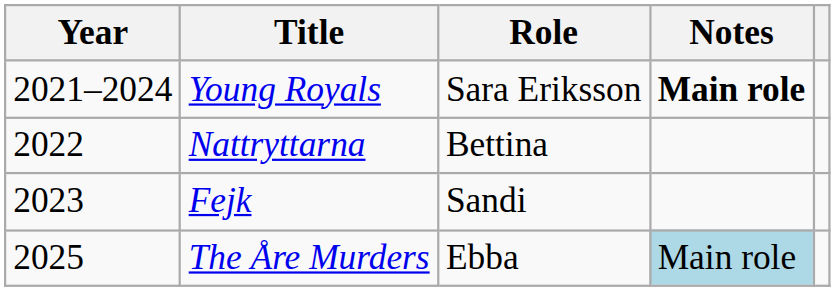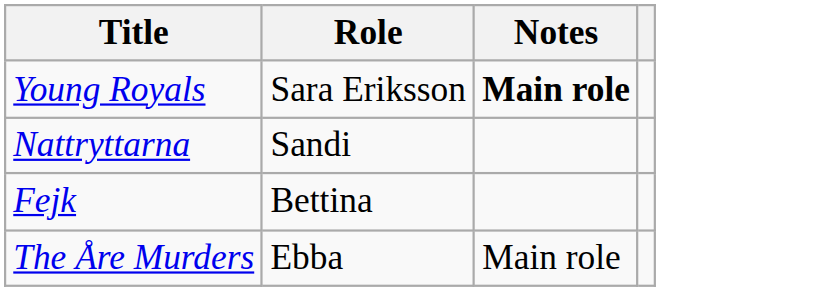- column: (93, 32)
(497, 144) Bettina -> (311, 144) Sandi
(486, 200) Sandi -> (322, 200) Bettina
(727, 256) lightblue background -> (551, 256) no background
